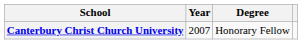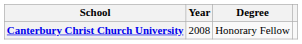(199, 30) 2007 -> (199, 30) 2008
